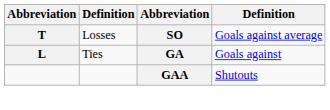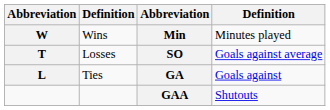+ row: (175, 35)
